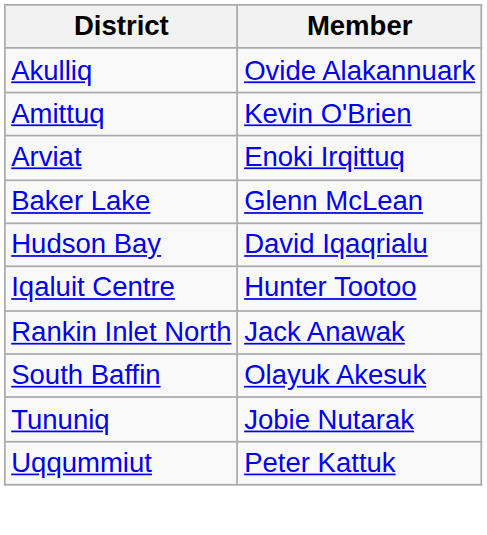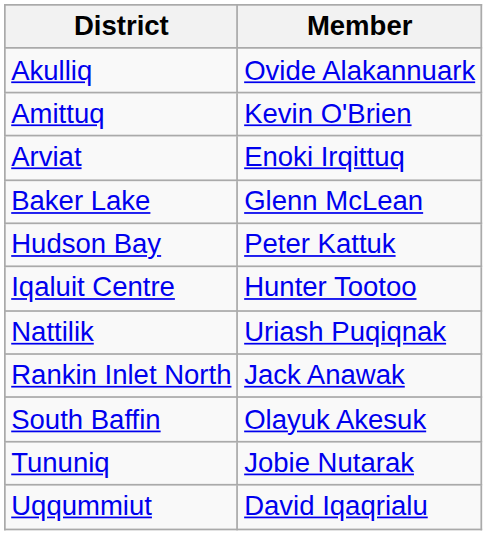(336, 244) David Iqaqrialu -> (320, 244) Peter Kattuk
+ row: (52, 331)
(320, 462) Peter Kattuk -> (336, 506) David Iqaqrialu
